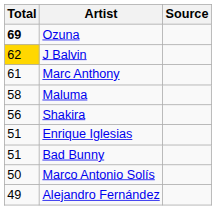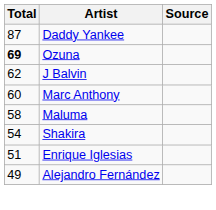+ row: (83, 34)
(14, 54) gold background -> (14, 74) no background
(14, 74) 61 -> (14, 94) 60
(14, 114) 56 -> (14, 134) 54
- row: (73, 154)
- row: (99, 174)
